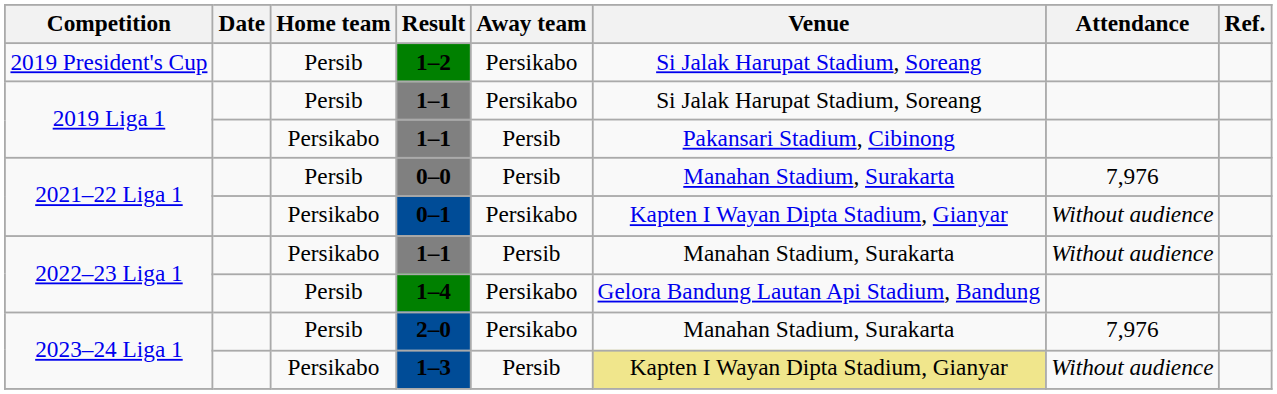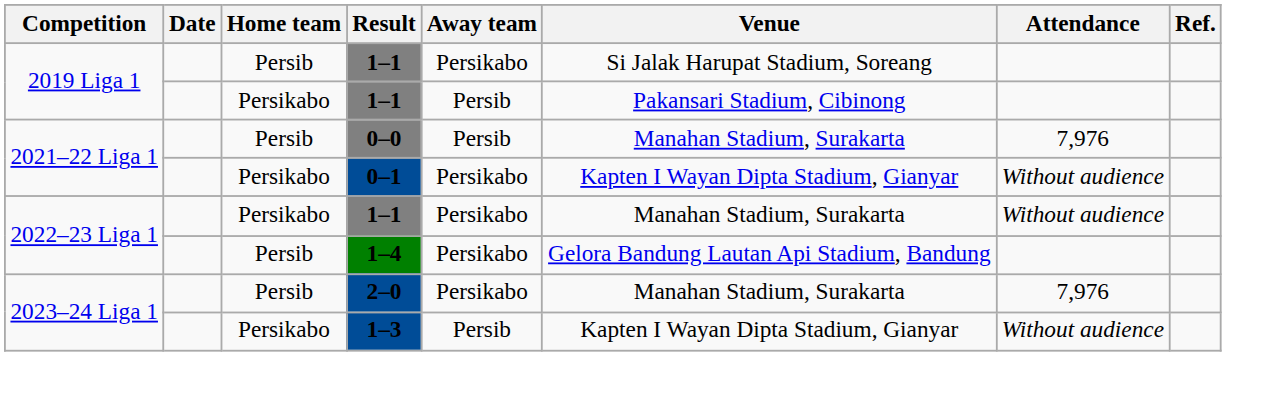- row: (109, 61)
(531, 253) Persib -> (482, 215) Persikabo
(819, 369) khaki background -> (769, 330) no background
